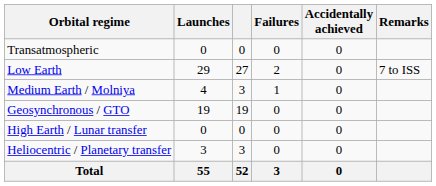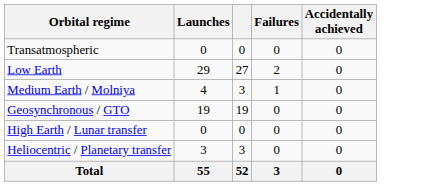- column: (404, 21)
